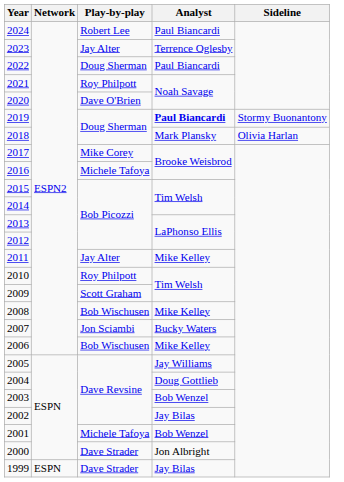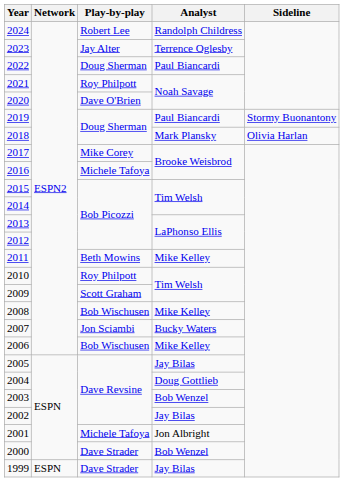(187, 30) Paul Biancardi -> (198, 30) Randolph Childress
(190, 118) bold -> (187, 118) normal
(100, 258) Jay Alter -> (110, 258) Beth Mowins
(183, 363) Jay Williams -> (175, 363) Jay Bilas
(181, 433) Bob Wenzel -> (182, 433) Jon Albright
(182, 450) Jon Albright -> (181, 450) Bob Wenzel
